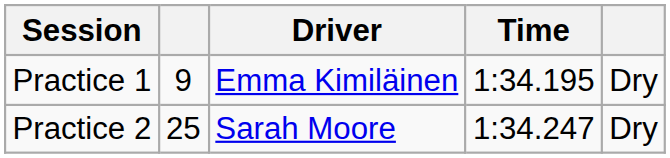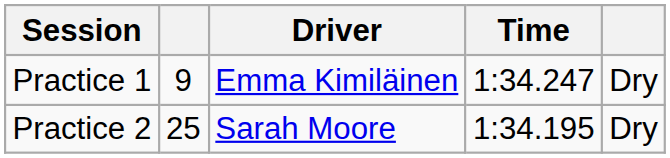(534, 80) 1:34.195 -> (534, 80) 1:34.247
(534, 129) 1:34.247 -> (534, 129) 1:34.195
